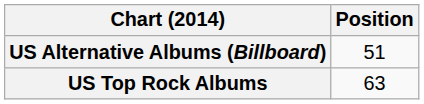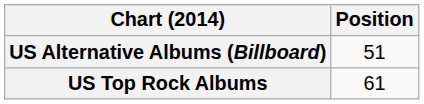(375, 83) 63 -> (375, 83) 61
